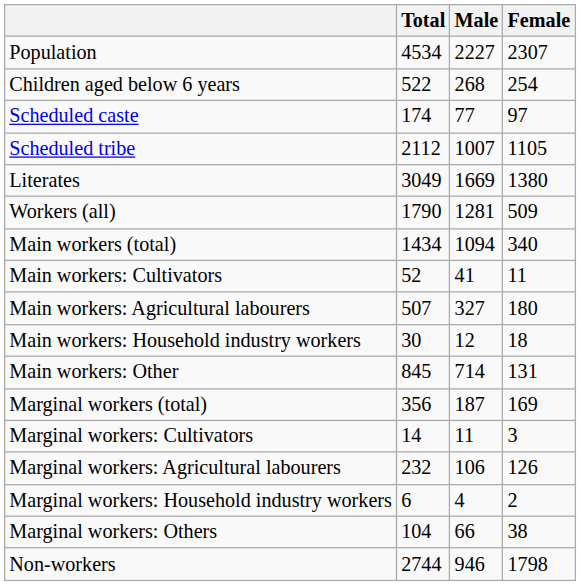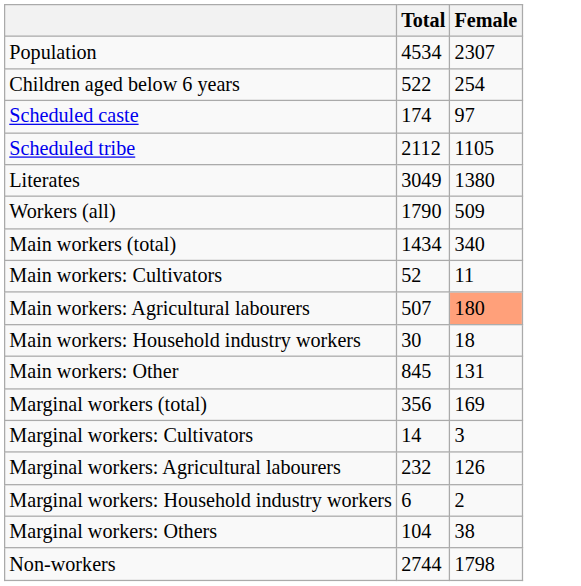- column: (476, 20)
(523, 308) no background -> (470, 308) lightsalmon background
